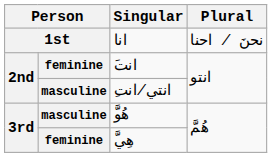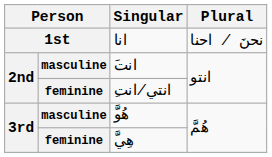(74, 66) feminine -> (74, 66) masculine
(74, 91) masculine -> (74, 91) feminine
